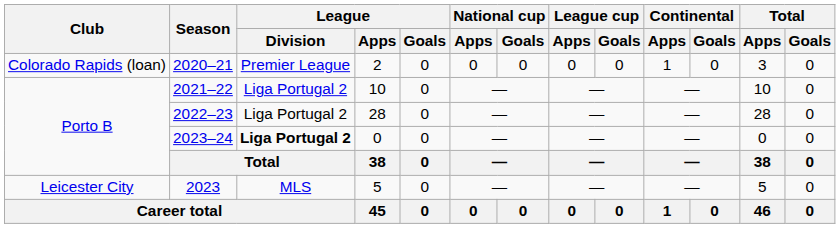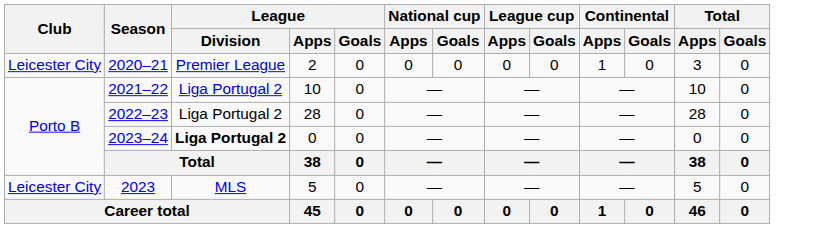(87, 65) Colorado Rapids (loan) -> (55, 65) Leicester City
